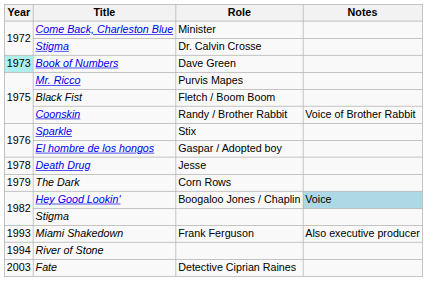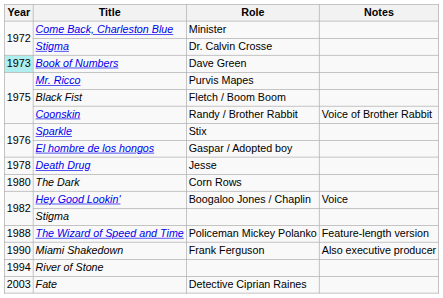(19, 183) 1979 -> (19, 183) 1980
(318, 200) lightblue background -> (335, 200) no background
+ row: (110, 234)
(19, 234) 1993 -> (19, 251) 1990
